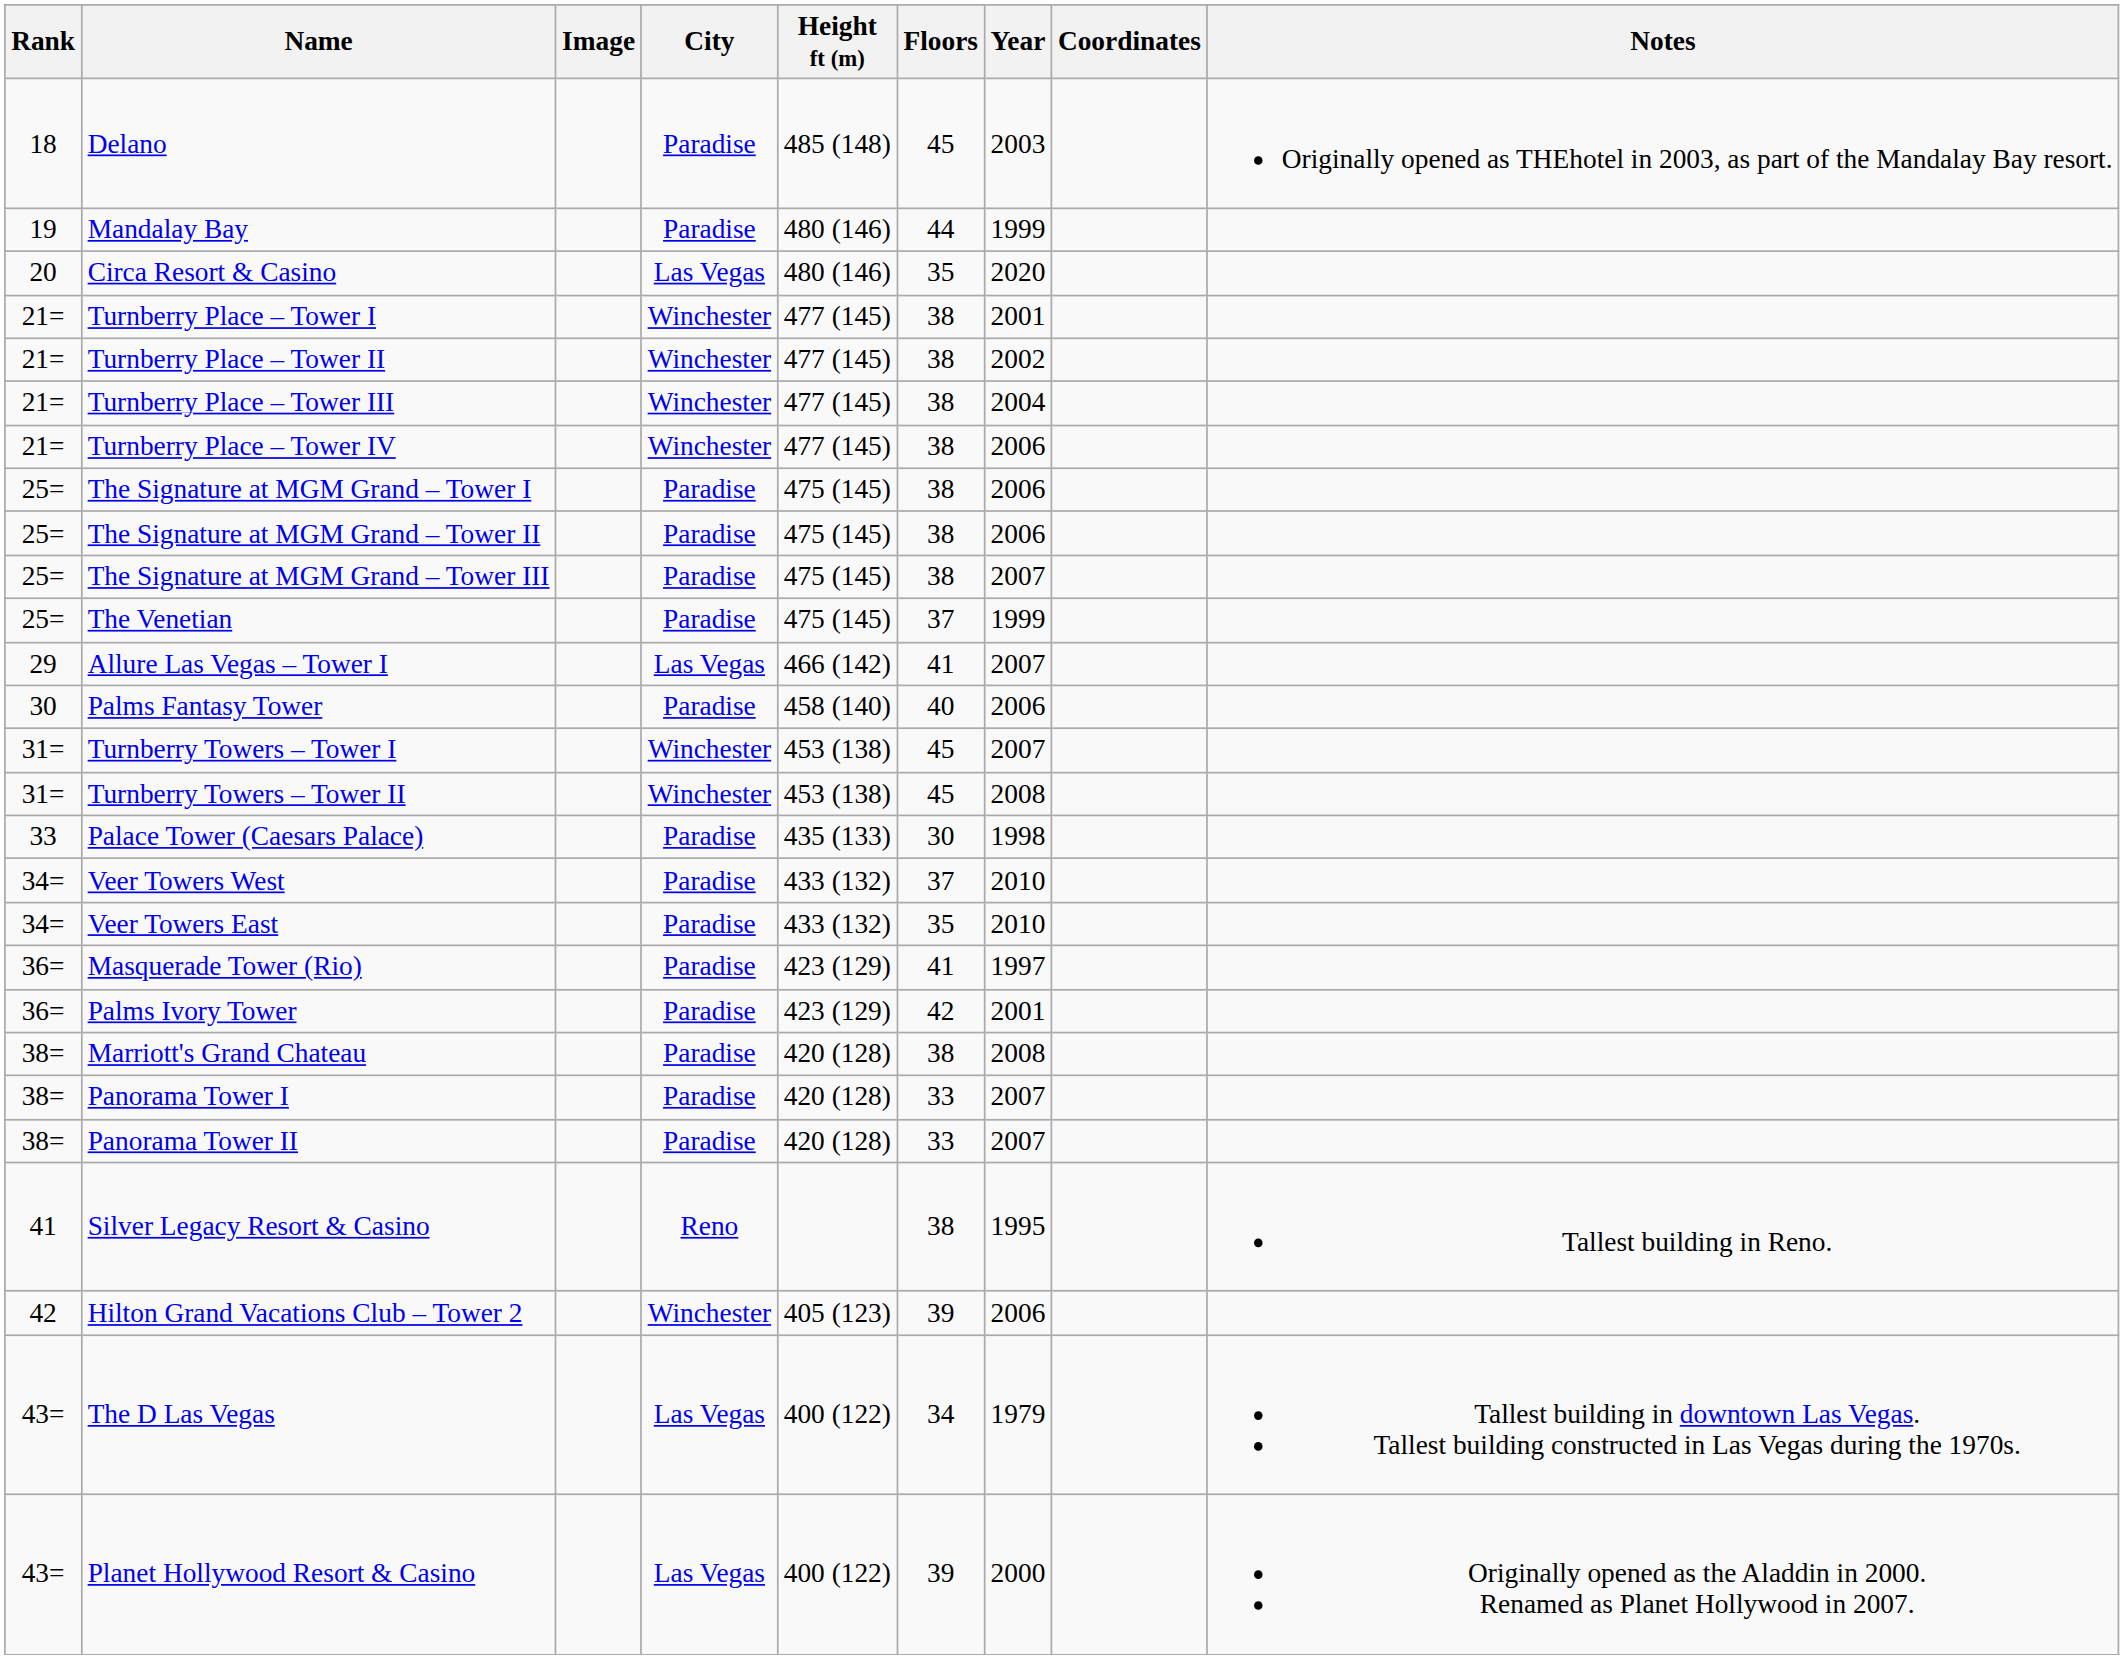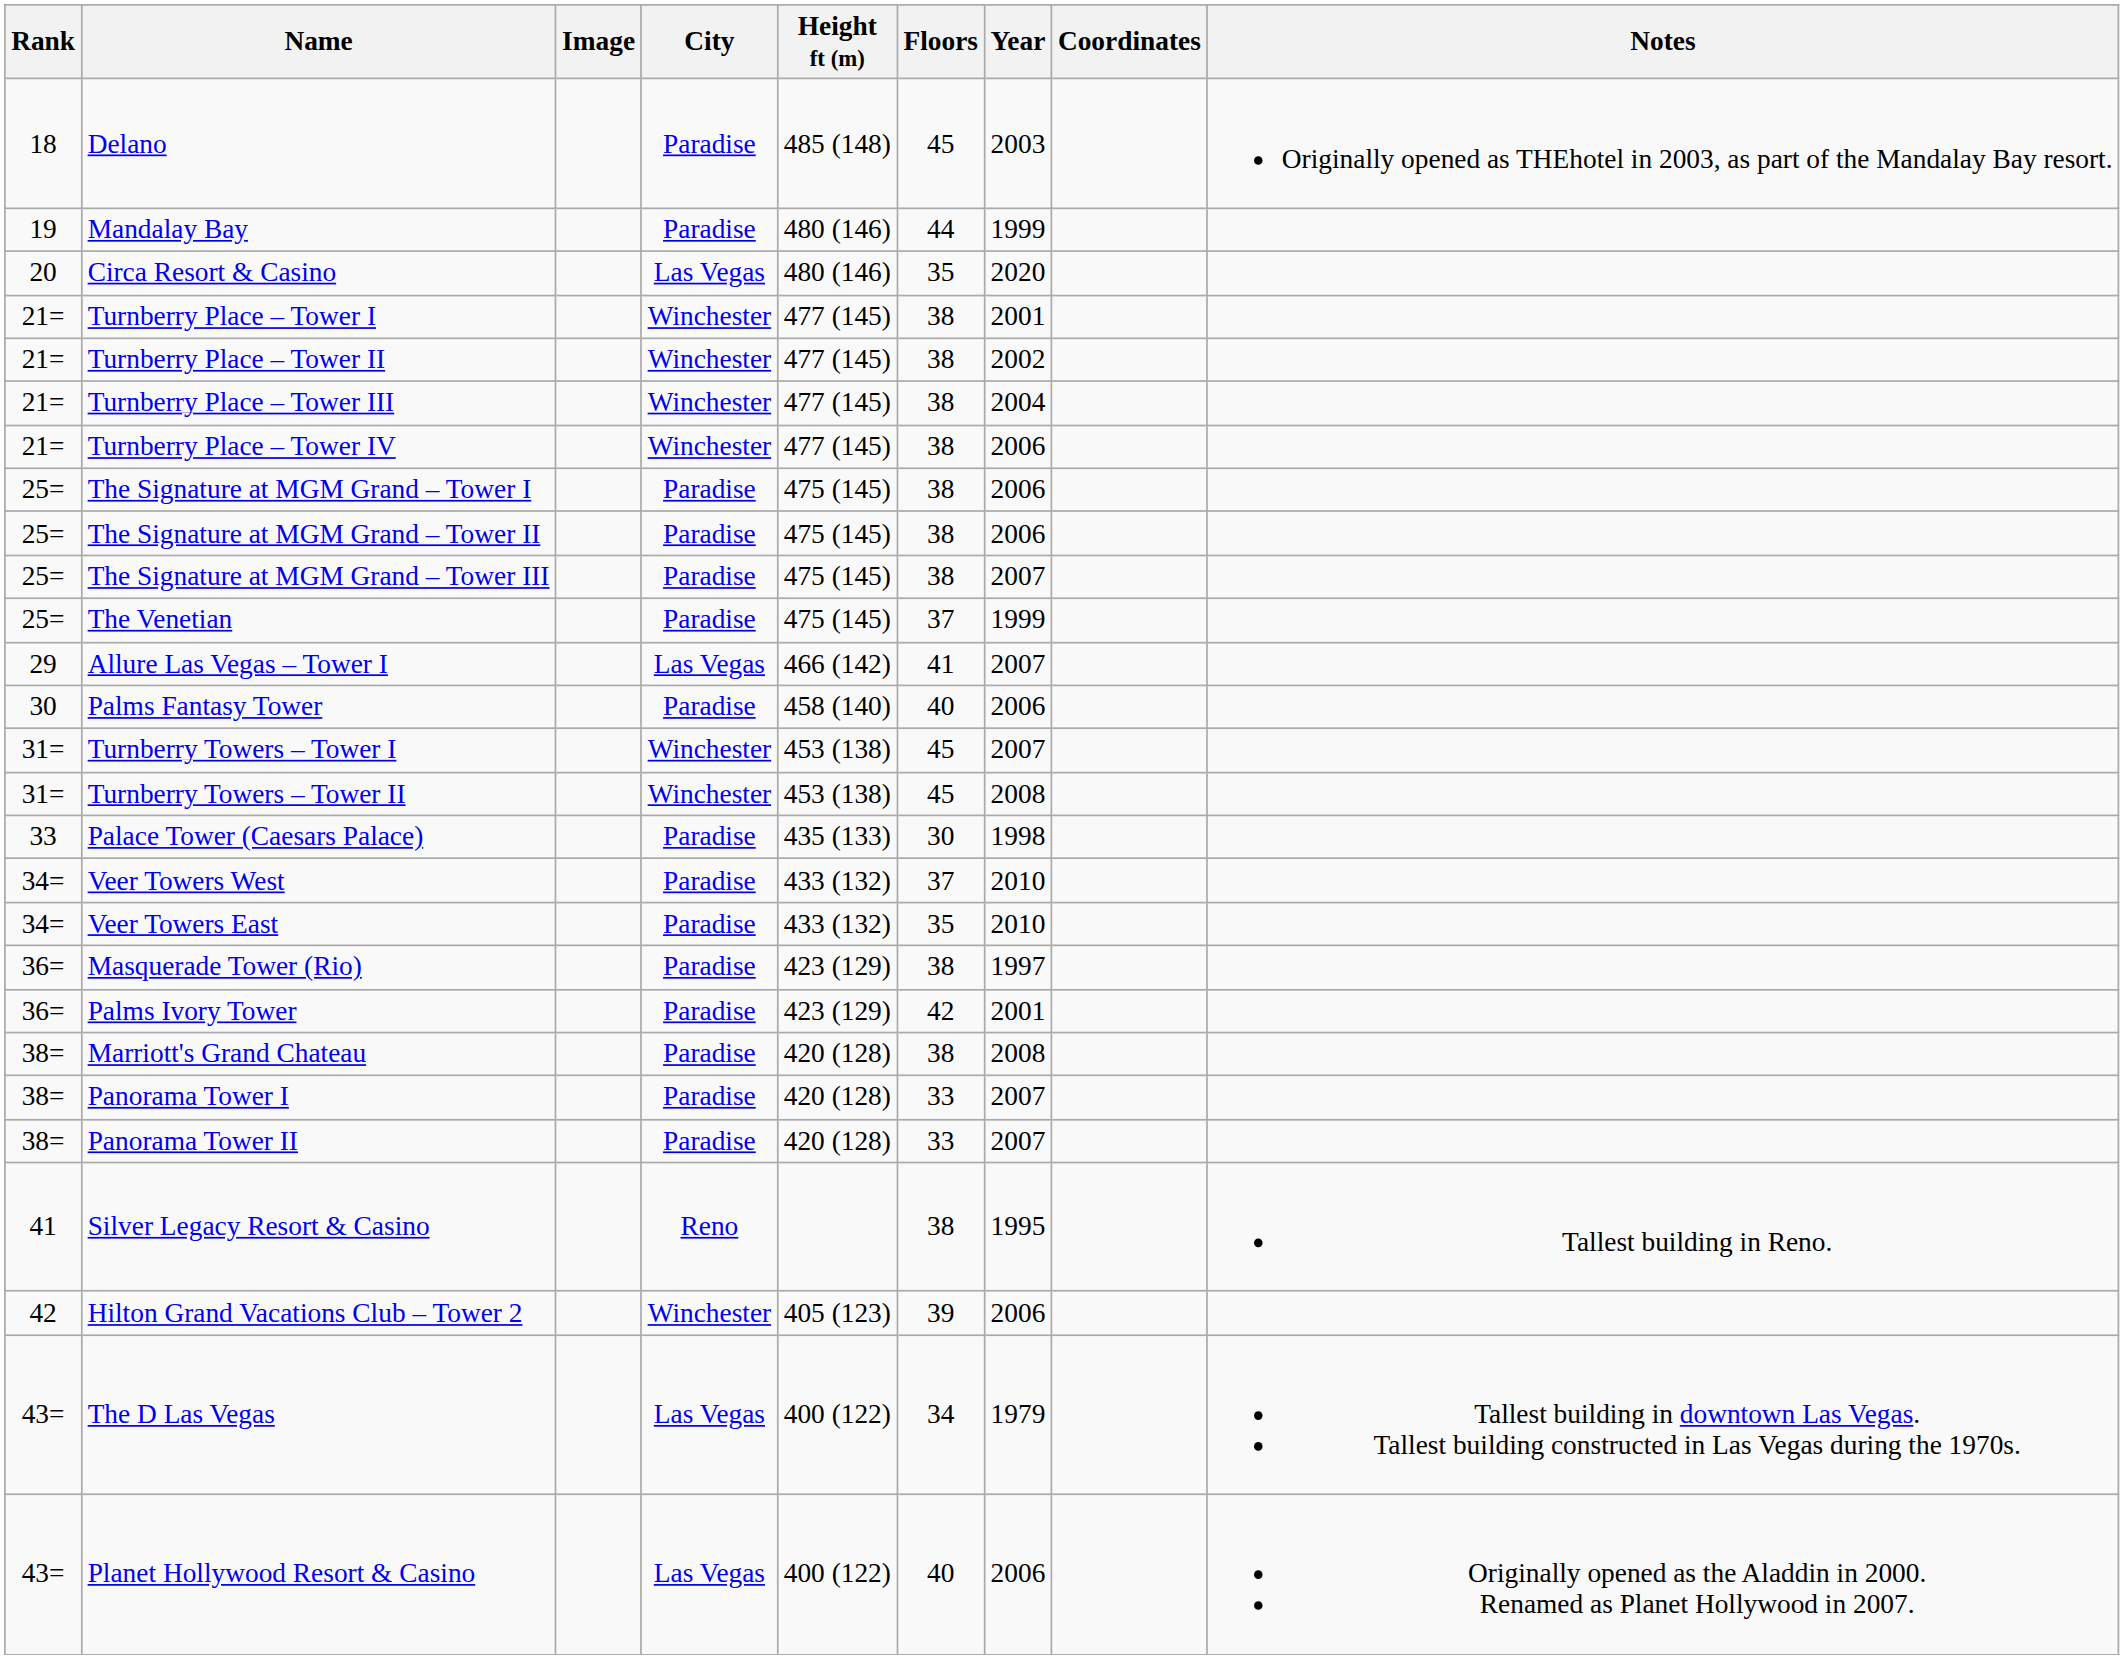(941, 966) 41 -> (941, 966) 38
(941, 1573) 39 -> (941, 1573) 40
(1018, 1573) 2000 -> (1018, 1573) 2006
